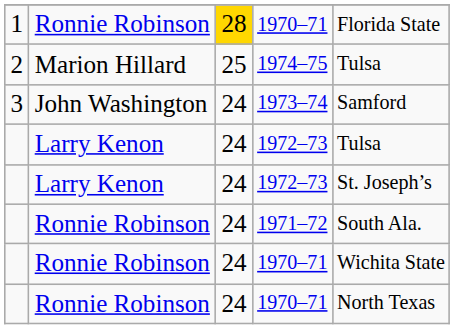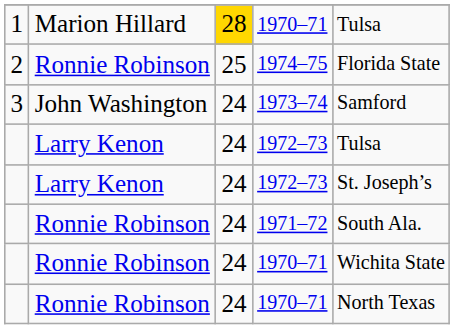(122, 24) Ronnie Robinson -> (110, 24) Marion Hillard
(389, 24) Florida State -> (359, 24) Tulsa
(110, 64) Marion Hillard -> (122, 64) Ronnie Robinson
(359, 64) Tulsa -> (389, 64) Florida State
